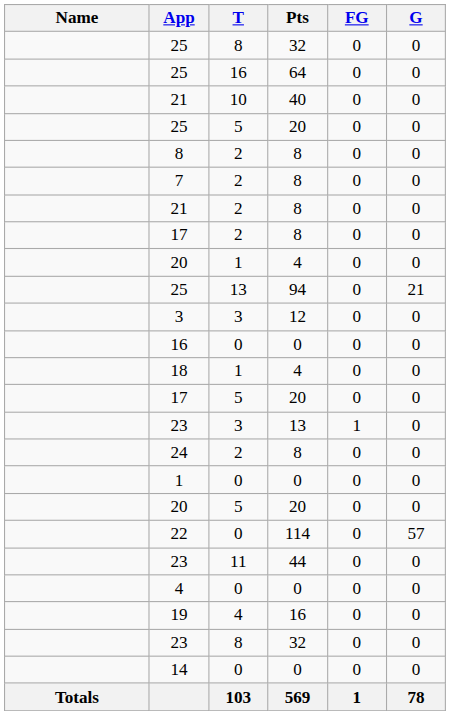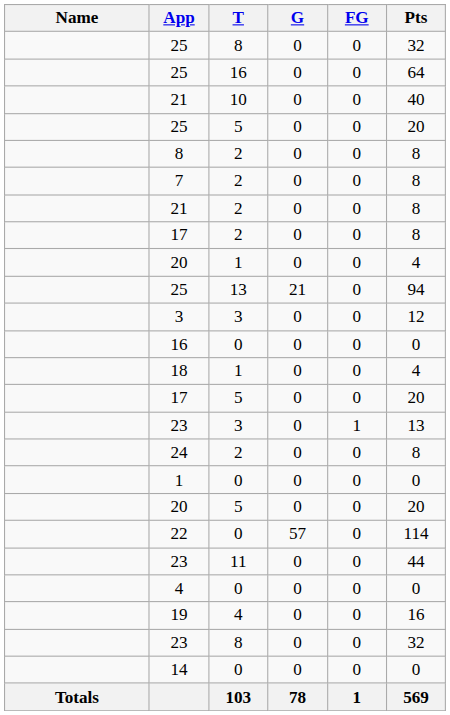columns swapped: (416, 18) <-> (298, 18)
